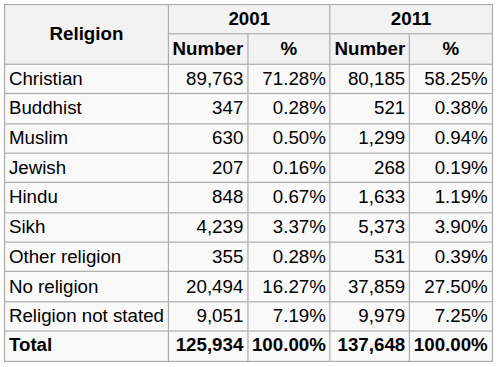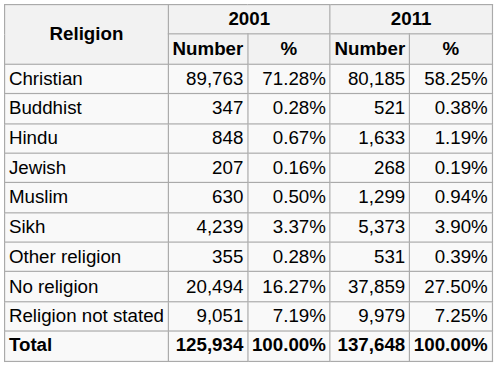rows swapped: (33, 197) <-> (39, 138)
